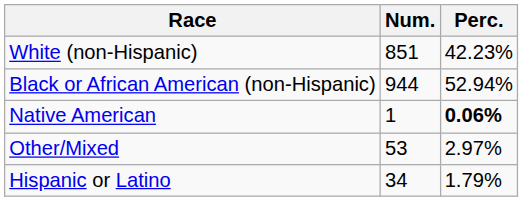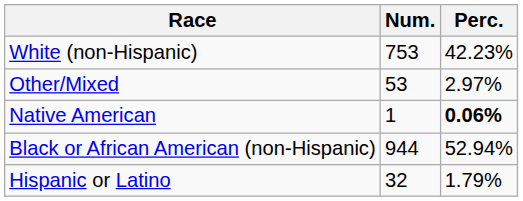(402, 52) 851 -> (402, 52) 753
rows swapped: (192, 84) <-> (64, 148)
(396, 180) 34 -> (396, 180) 32
